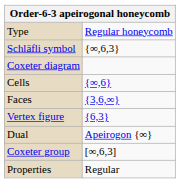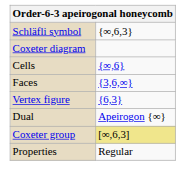- row: (18, 31)
(101, 152) no background -> (114, 134) khaki background
